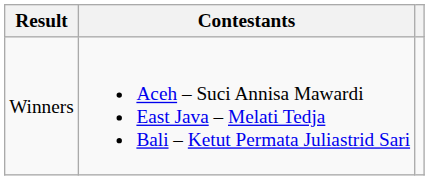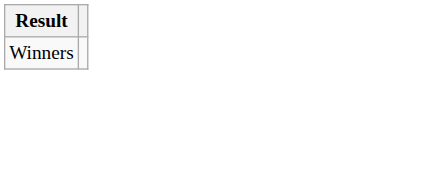- column: (246, 20)
